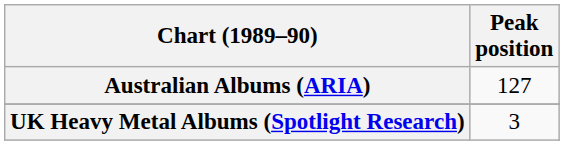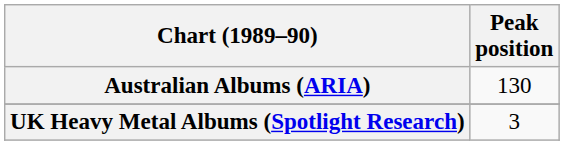(514, 85) 127 -> (514, 85) 130
